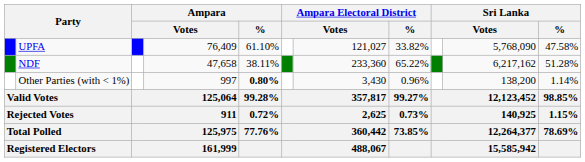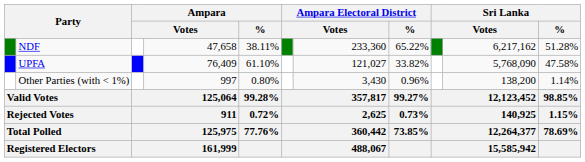rows swapped: (32, 47) <-> (29, 64)
(264, 81) bold -> (265, 81) normal
